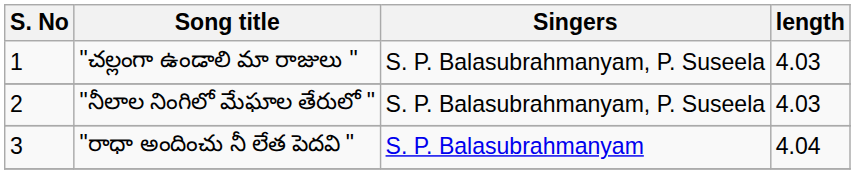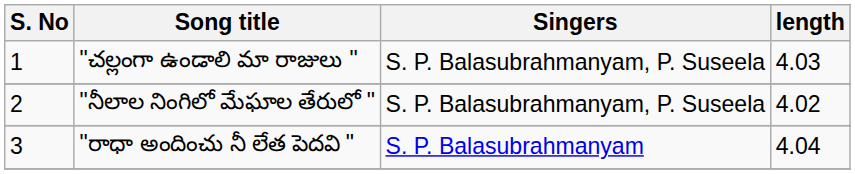(798, 104) 4.03 -> (798, 104) 4.02
